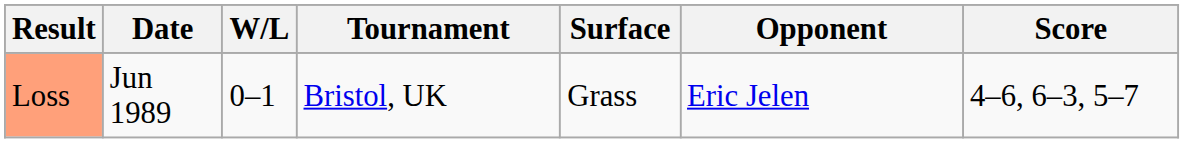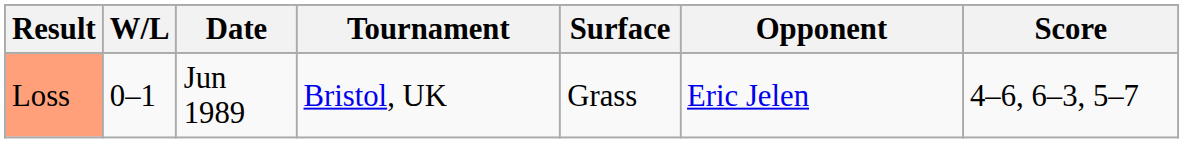columns swapped: (259, 28) <-> (163, 28)
